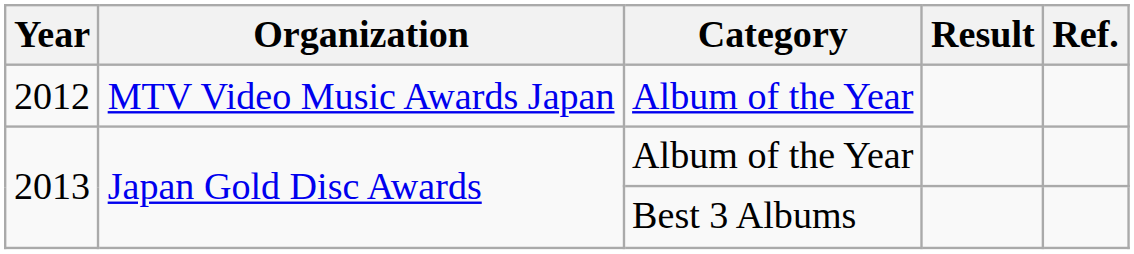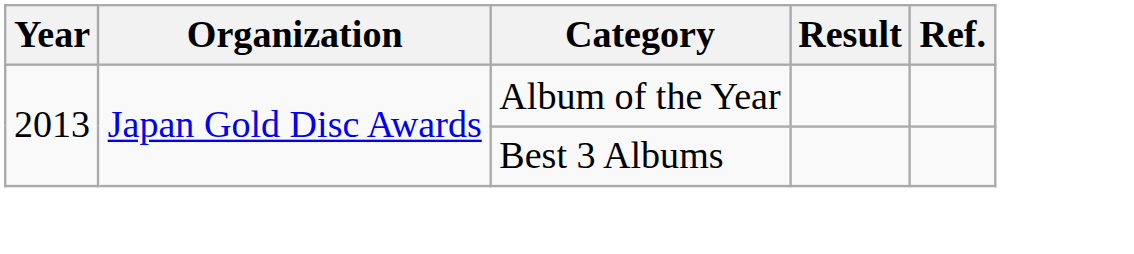- row: (52, 95)
